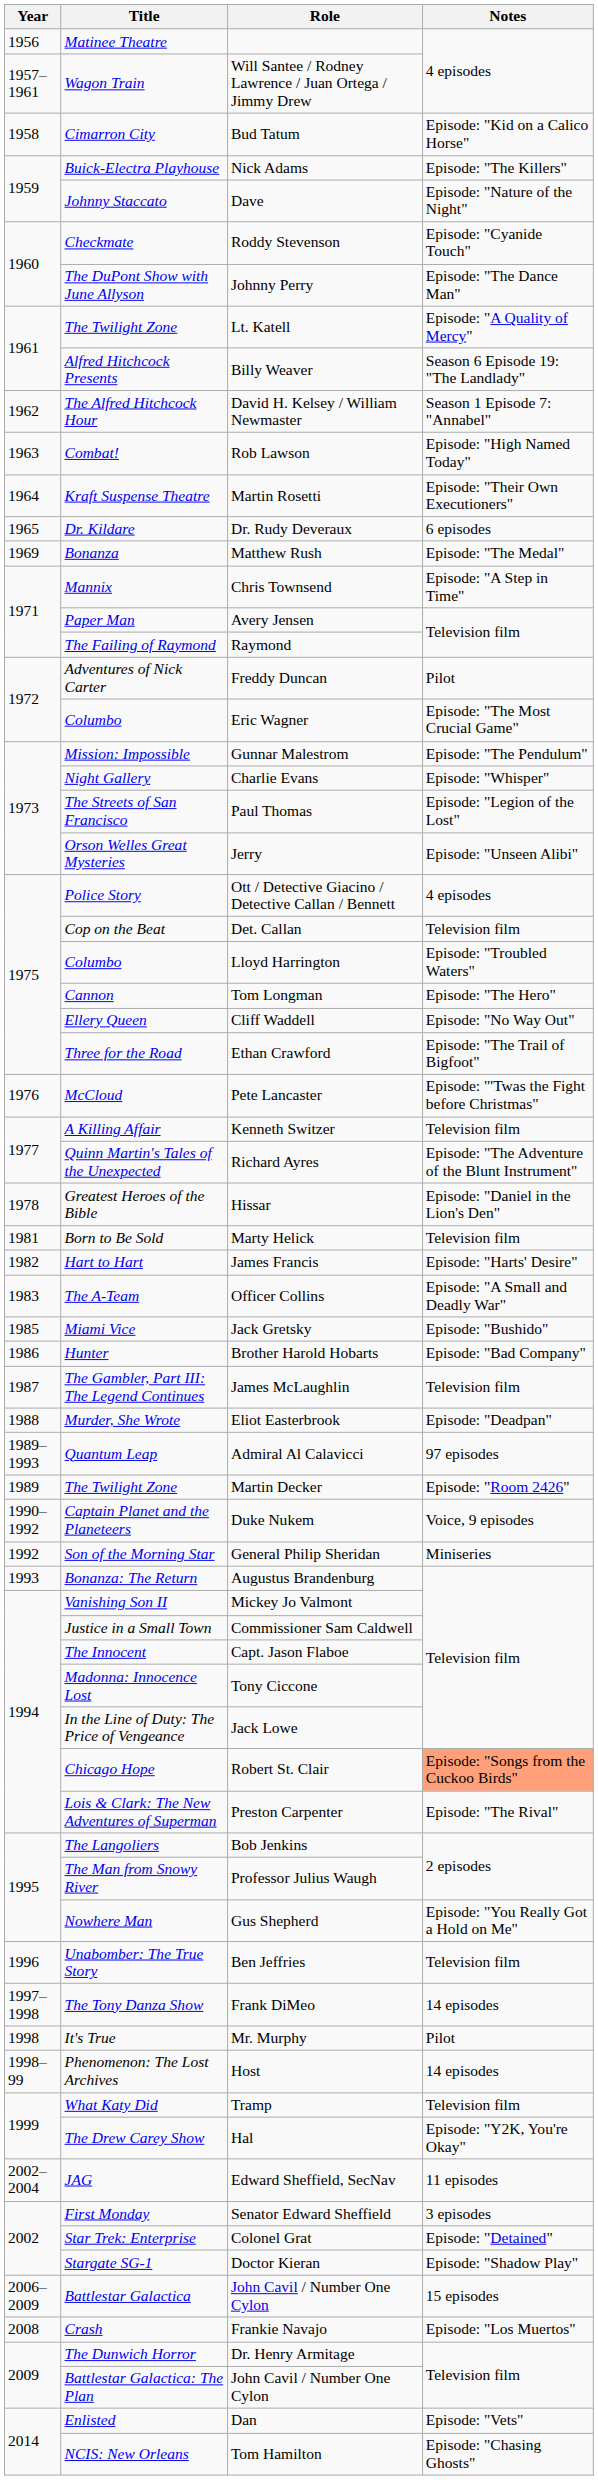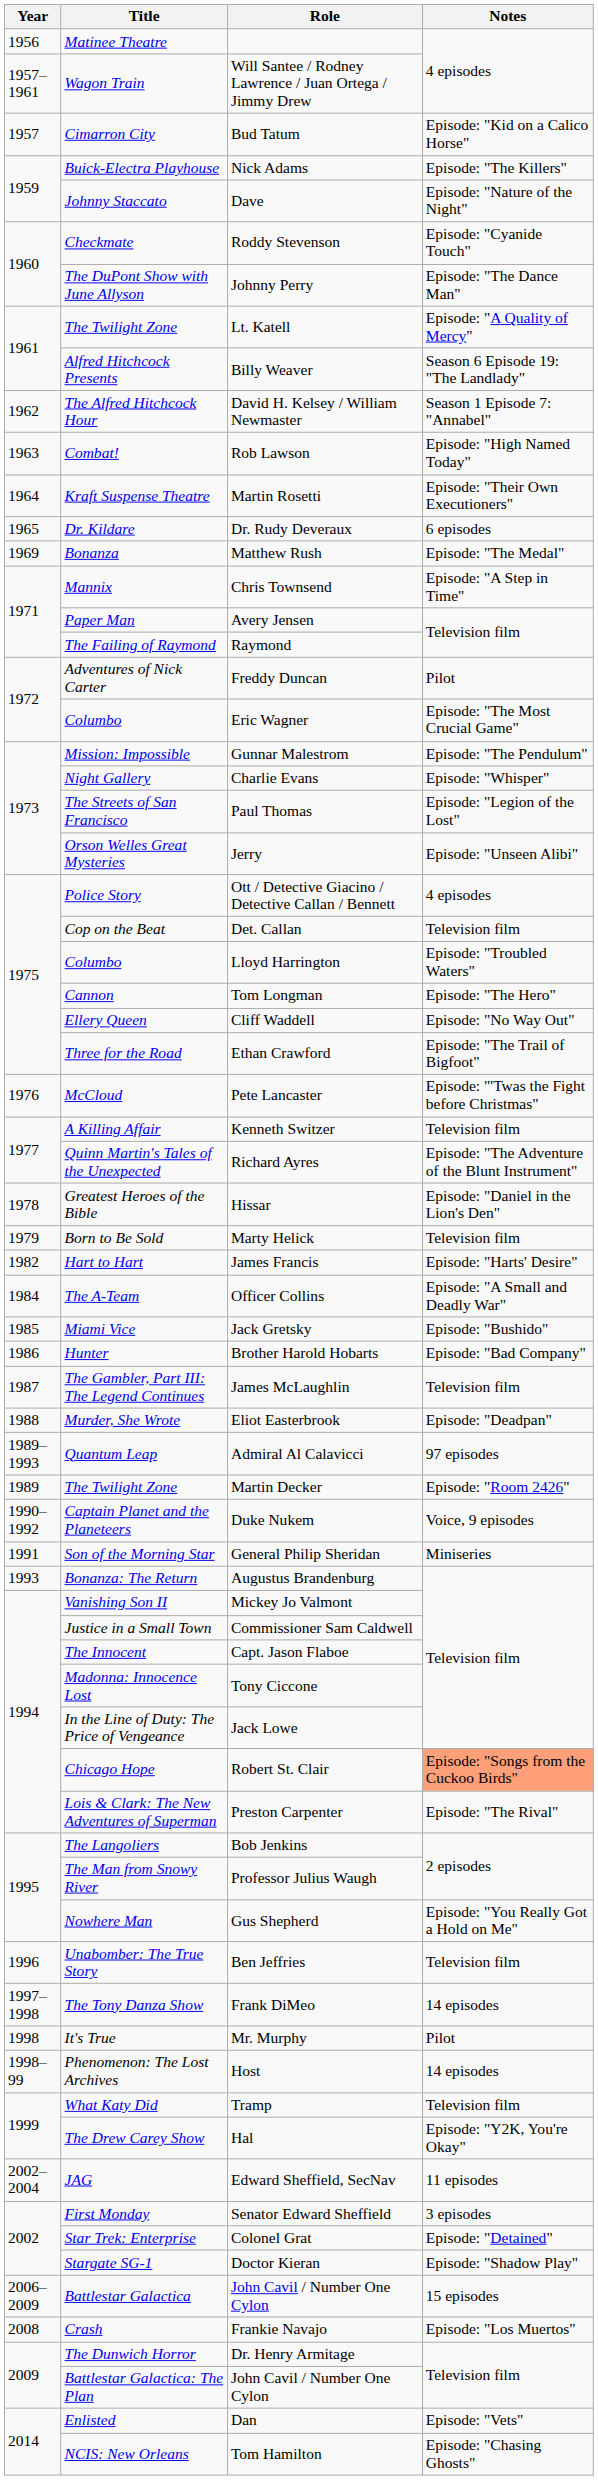(24, 134) 1958 -> (24, 134) 1957
(24, 1237) 1981 -> (24, 1237) 1979
(24, 1295) 1983 -> (24, 1295) 1984
(24, 1553) 1992 -> (24, 1553) 1991
